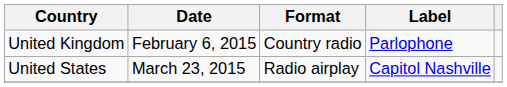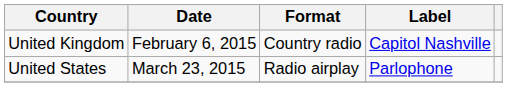(411, 43) Parlophone -> (430, 43) Capitol Nashville
(430, 69) Capitol Nashville -> (411, 69) Parlophone
